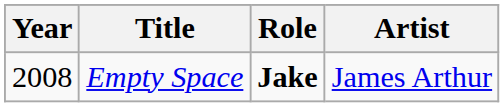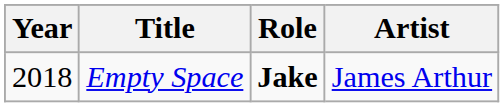(42, 76) 2008 -> (42, 76) 2018
